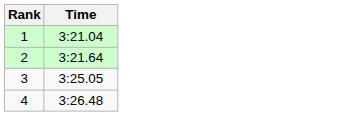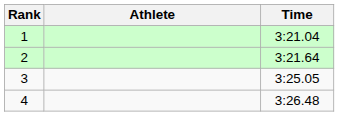+ column: (152, 15)
